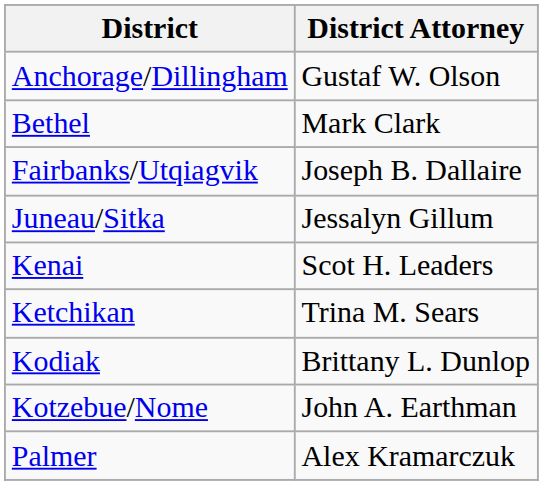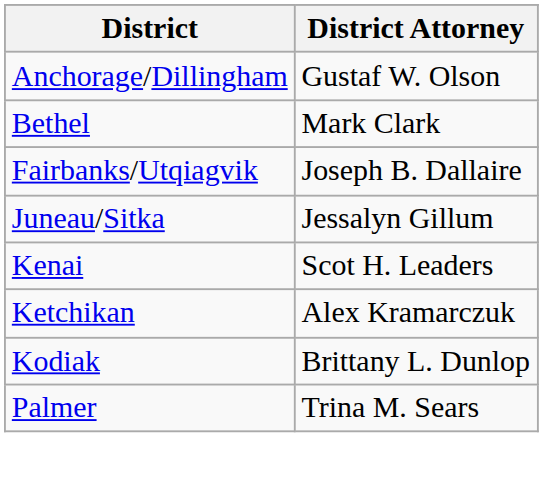(390, 312) Trina M. Sears -> (408, 312) Alex Kramarczuk
- row: (110, 407)
(408, 455) Alex Kramarczuk -> (390, 407) Trina M. Sears
